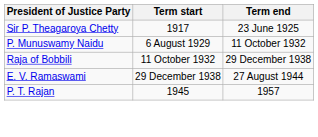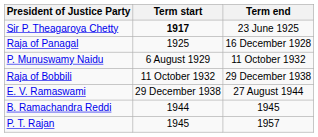(178, 28) normal -> (178, 28) bold
+ row: (43, 44)
+ row: (59, 108)
